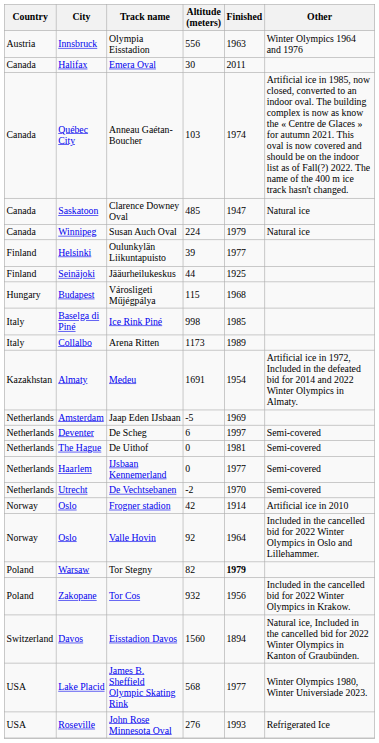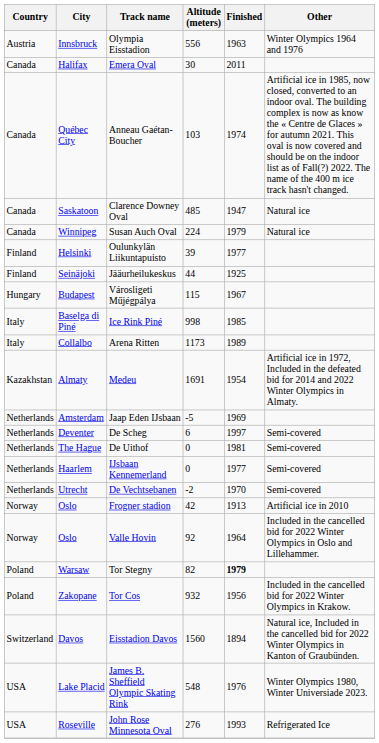(236, 295) 1968 -> (236, 295) 1967
(236, 505) 1914 -> (236, 505) 1913
(193, 687) 568 -> (193, 687) 548
(236, 687) 1977 -> (236, 687) 1976
